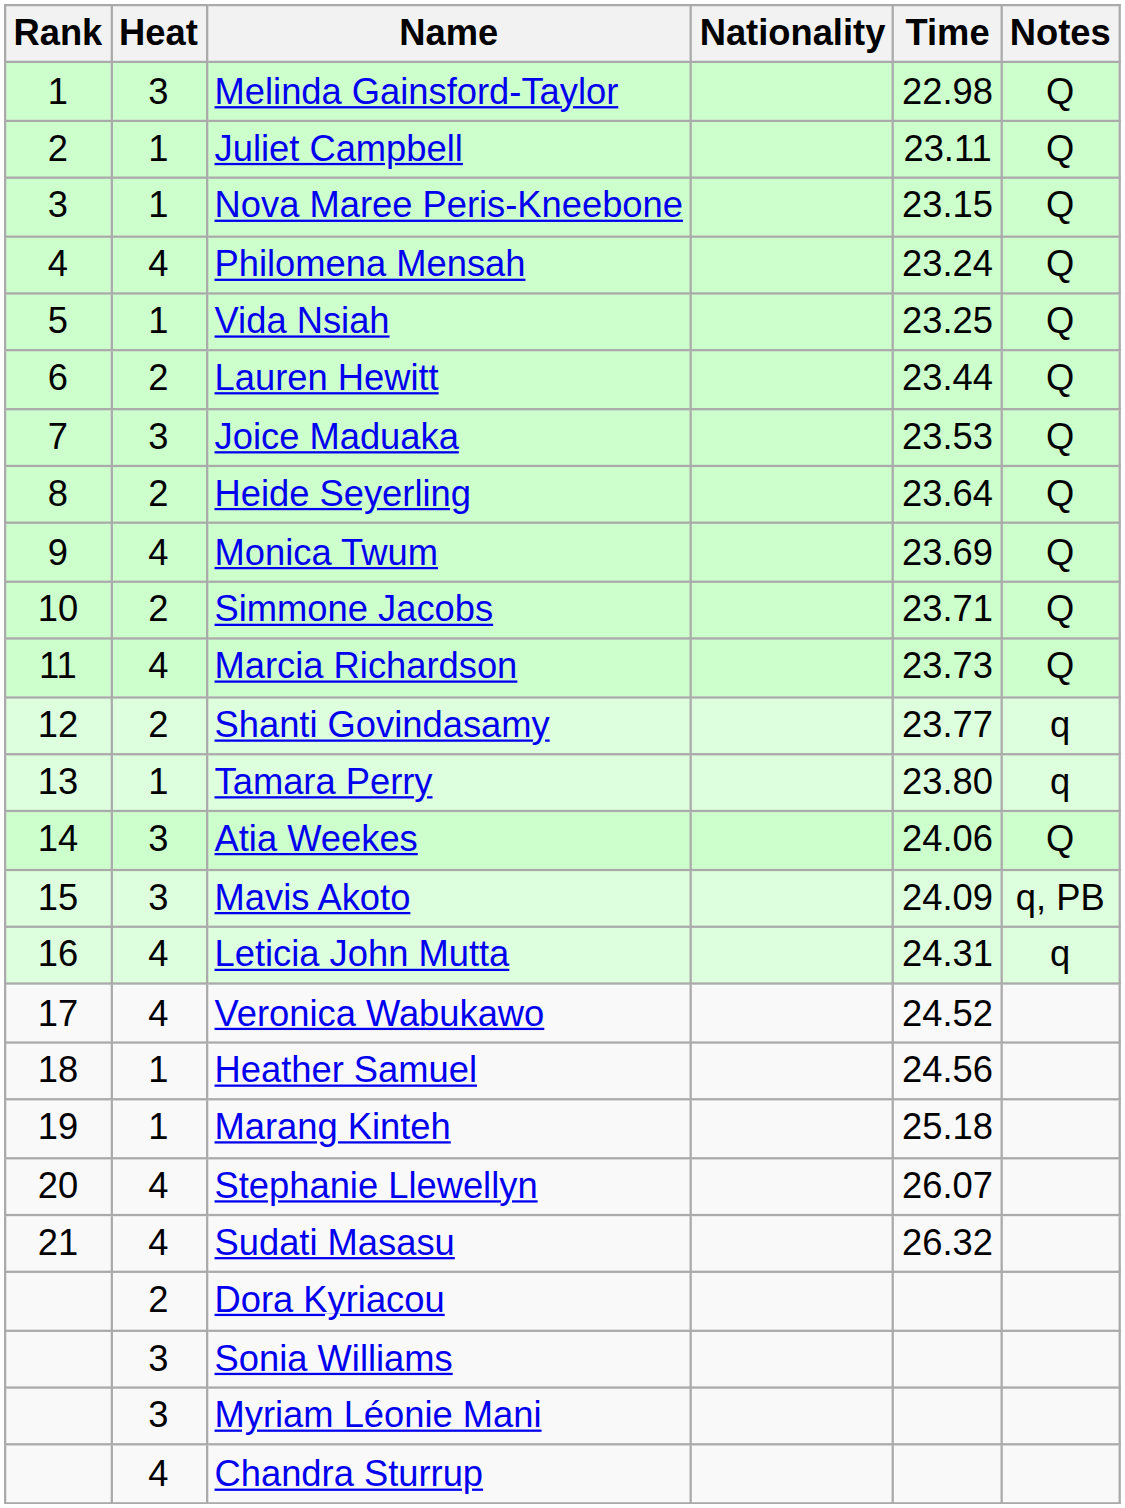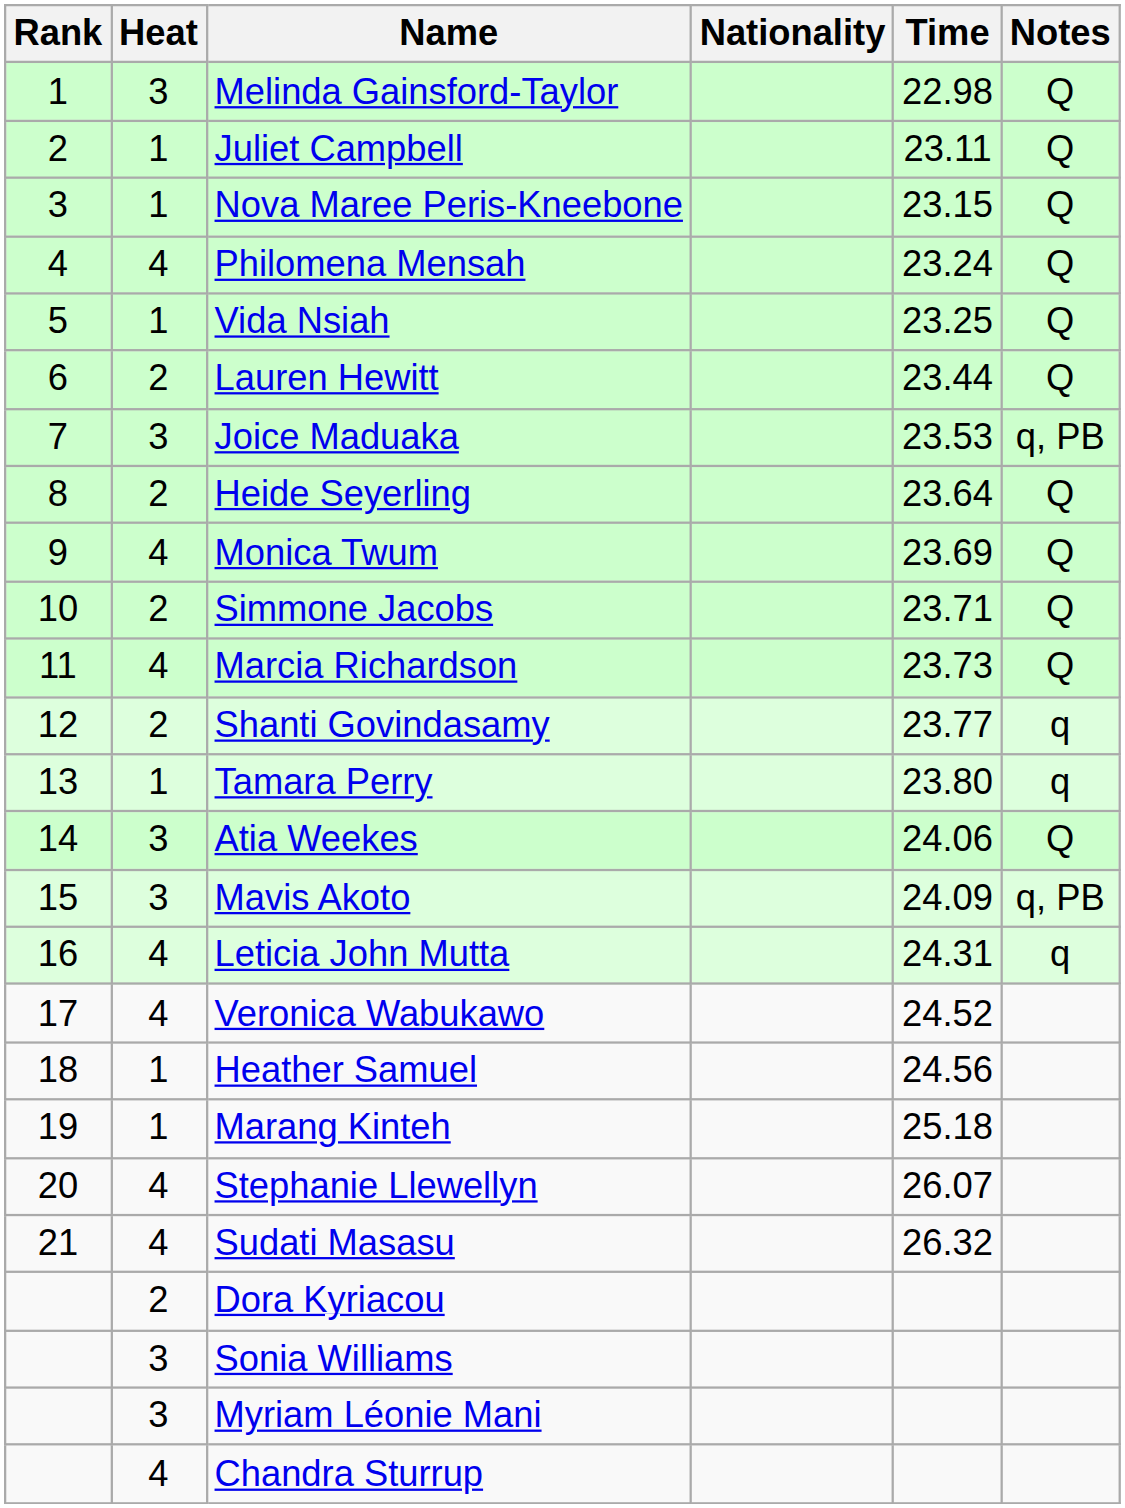(1060, 436) Q -> (1060, 436) q, PB
